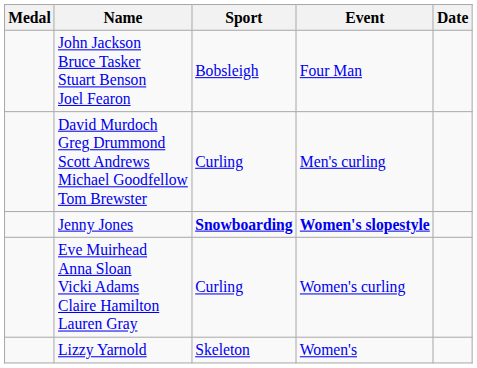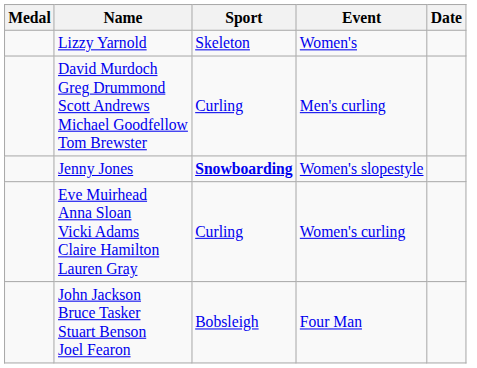rows swapped: (102, 350) <-> (102, 71)
(365, 224) bold -> (362, 169) normal
